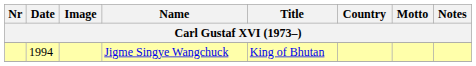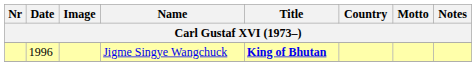(41, 52) 1994 -> (41, 52) 1996
(287, 52) normal -> (287, 52) bold
